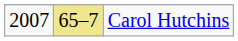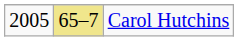(29, 20) 2007 -> (29, 20) 2005
